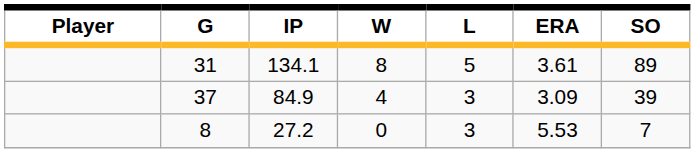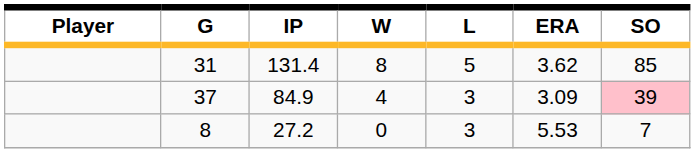(293, 64) 134.1 -> (293, 64) 131.4
(557, 64) 3.61 -> (557, 64) 3.62
(646, 64) 89 -> (646, 64) 85
(646, 97) no background -> (646, 97) pink background
